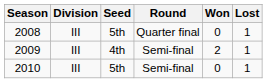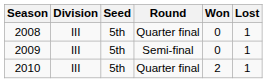(117, 50) 4th -> (117, 50) 5th
(217, 50) 2 -> (217, 50) 0
(168, 68) Semi-final -> (168, 68) Quarter final
(217, 68) 0 -> (217, 68) 2
